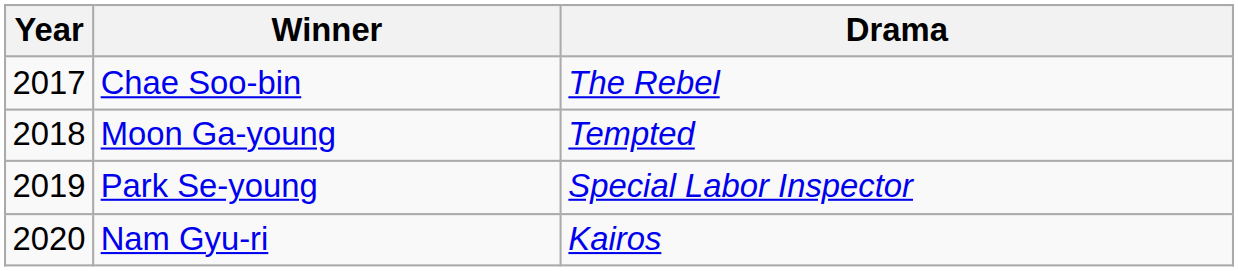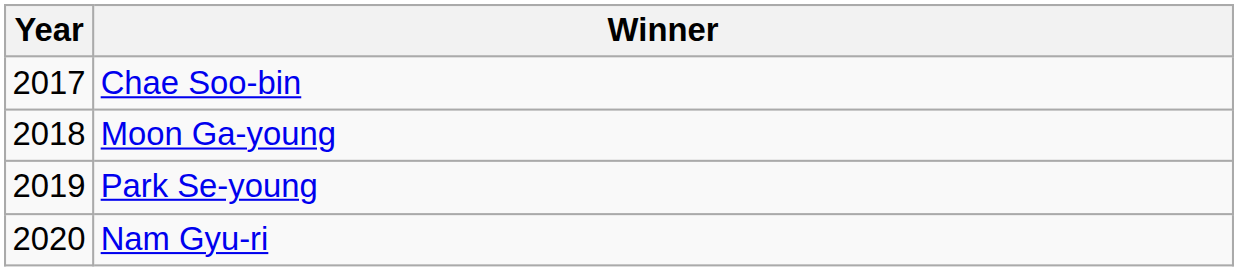- column: (897, 30)
